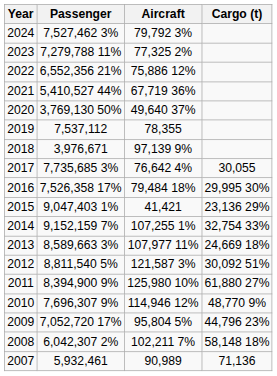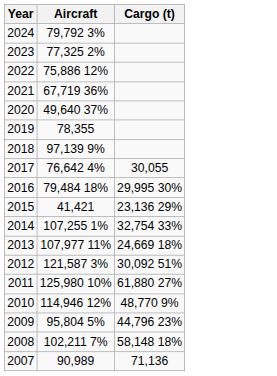- column: (81, 14)
